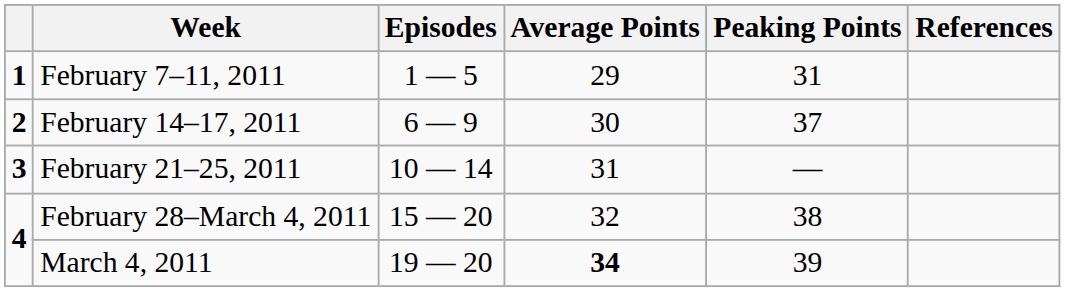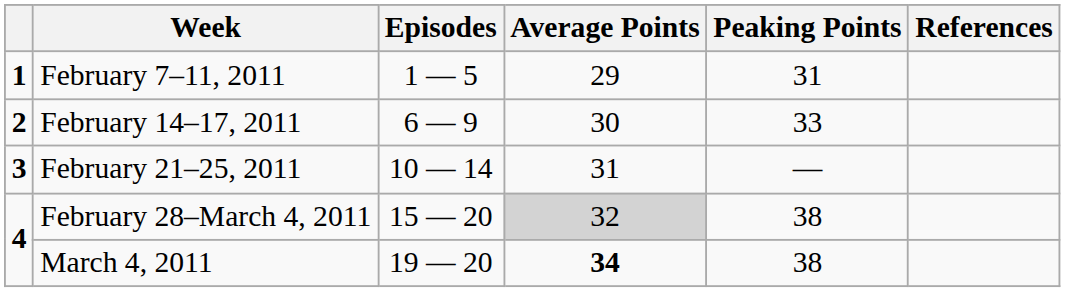(807, 121) 37 -> (807, 121) 33
(605, 215) no background -> (605, 215) lightgrey background
(807, 262) 39 -> (807, 262) 38
